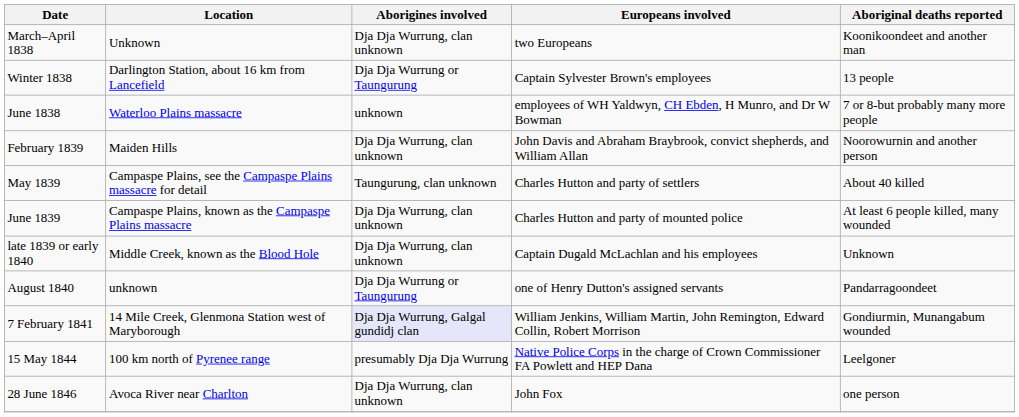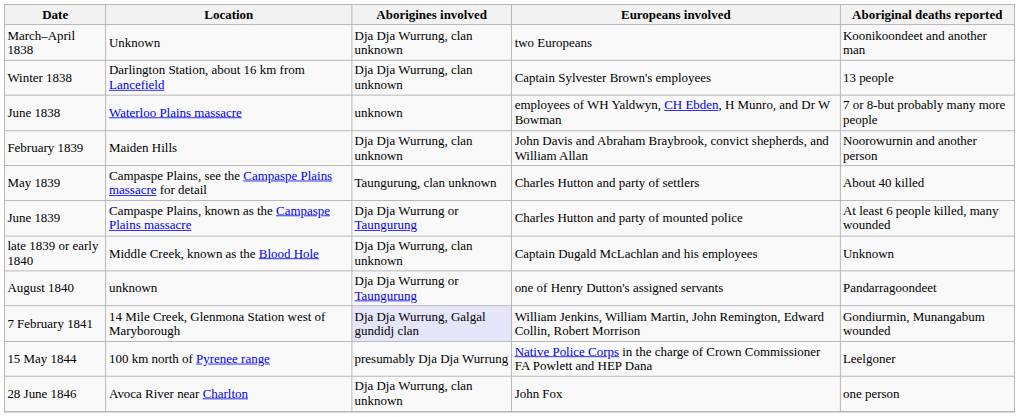(407, 77) Dja Dja Wurrung or Taungurung -> (414, 77) Dja Dja Wurrung, clan unknown
(414, 218) Dja Dja Wurrung, clan unknown -> (407, 218) Dja Dja Wurrung or Taungurung
